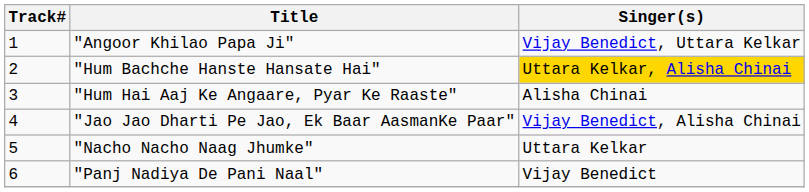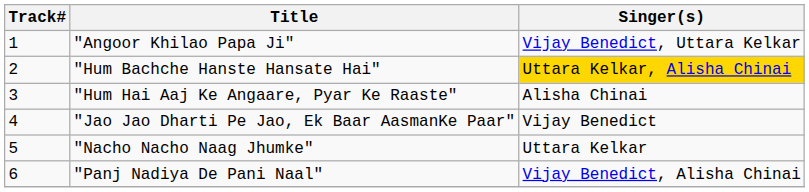(662, 122) Vijay Benedict, Alisha Chinai -> (590, 122) Vijay Benedict
(590, 174) Vijay Benedict -> (662, 174) Vijay Benedict, Alisha Chinai
